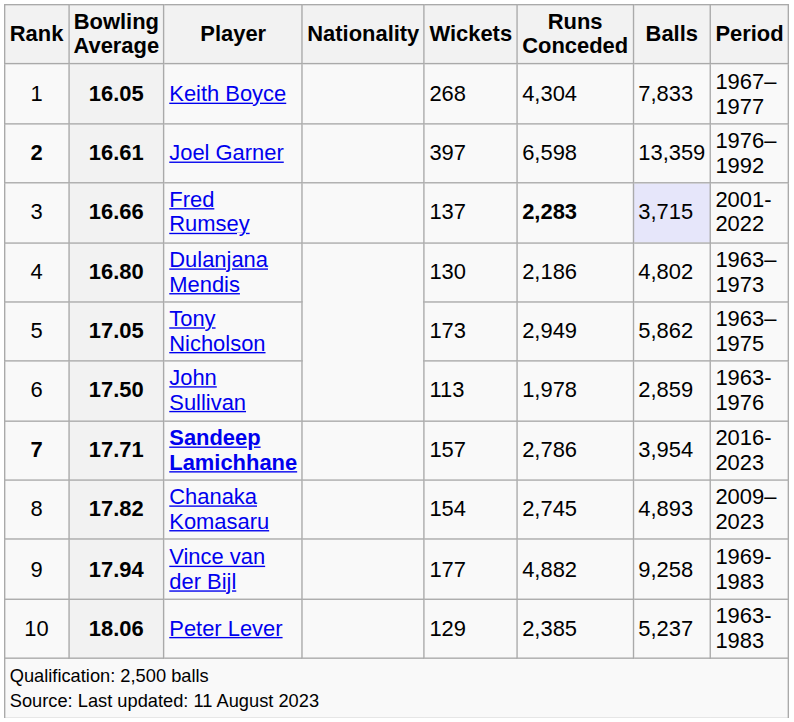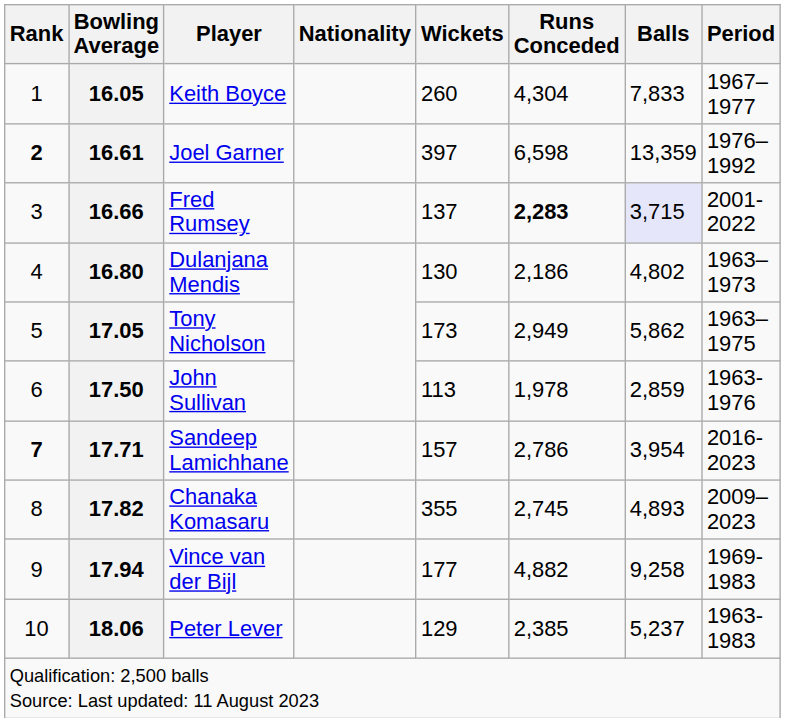(448, 93) 268 -> (439, 93) 260
(233, 450) bold -> (229, 450) normal
(448, 509) 154 -> (439, 509) 355
